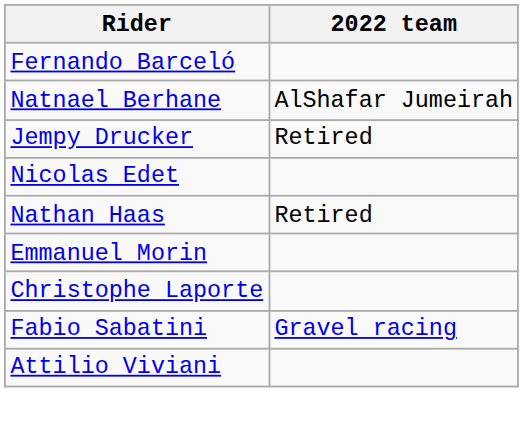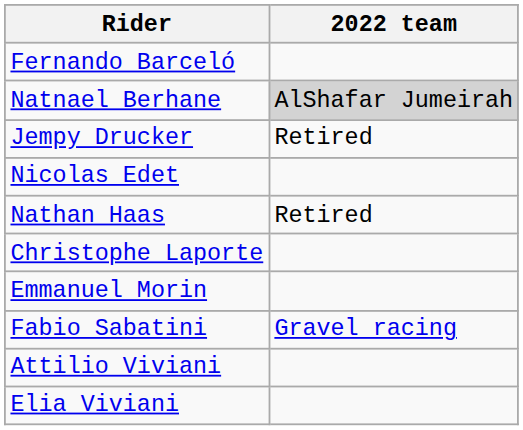(394, 100) no background -> (394, 100) lightgrey background
rows swapped: (137, 291) <-> (109, 253)
+ row: (95, 405)
